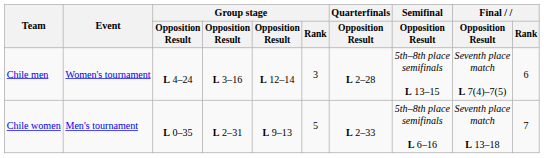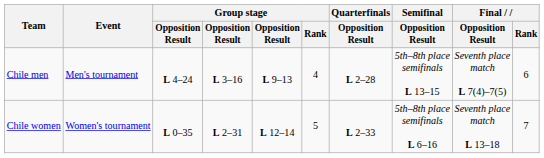(108, 74) Women's tournament -> (102, 74) Men's tournament
(277, 80) L 12–14 -> (277, 80) L 9–13
(316, 74) 3 -> (316, 74) 4
(102, 126) Men's tournament -> (108, 126) Women's tournament
(277, 132) L 9–13 -> (277, 132) L 12–14
